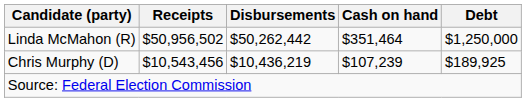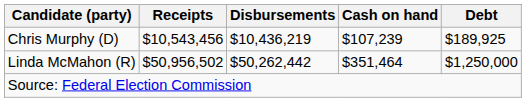rows swapped: (63, 62) <-> (72, 39)
